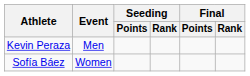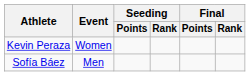(93, 46) Men -> (93, 46) Women
(93, 63) Women -> (93, 63) Men
